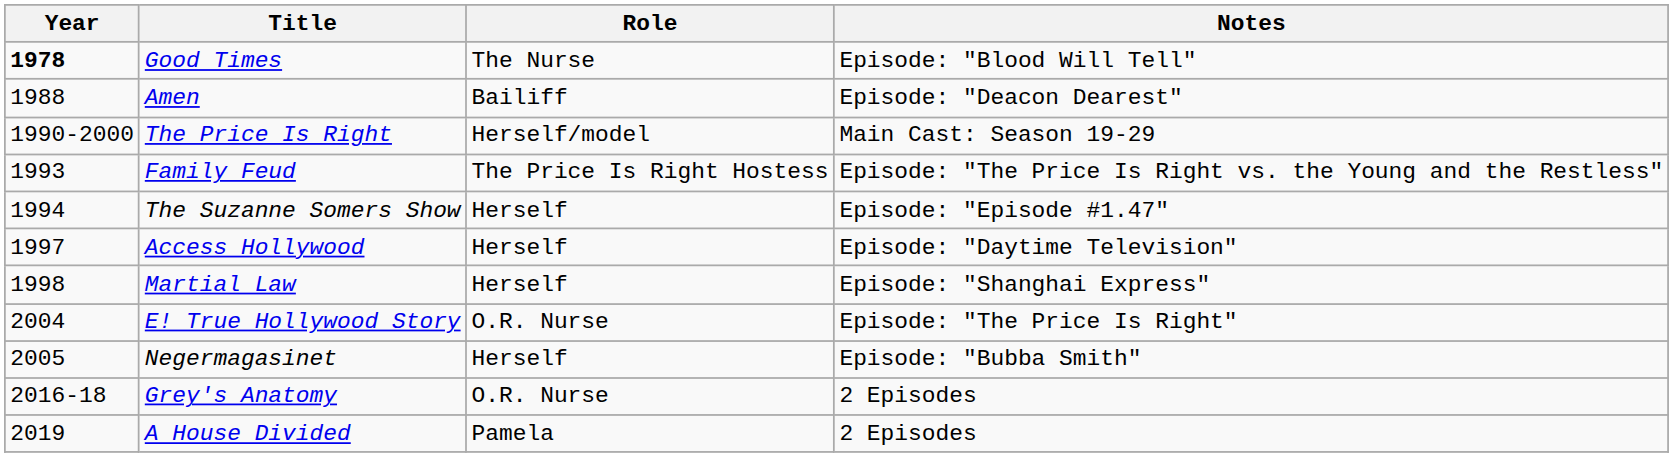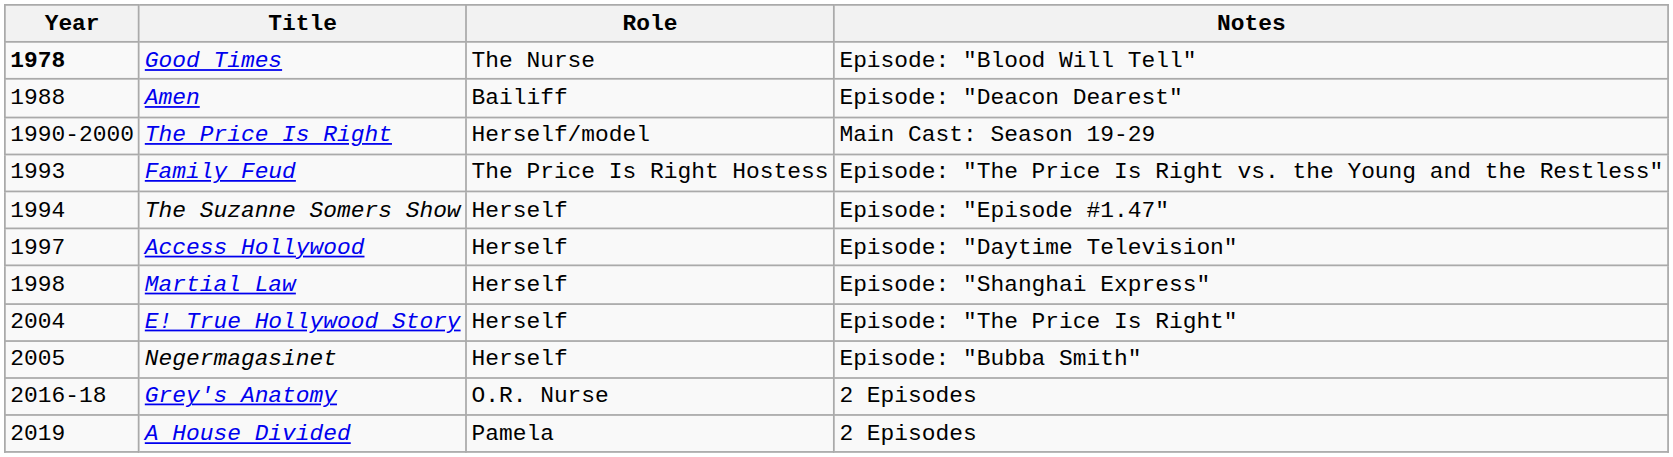(540, 322) O.R. Nurse -> (520, 322) Herself
